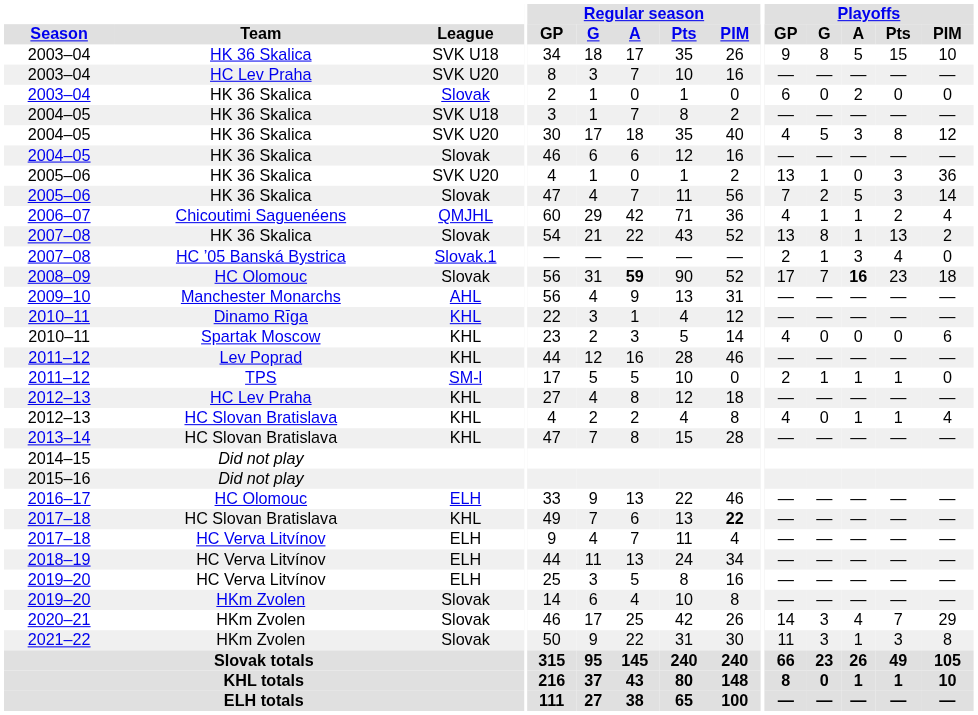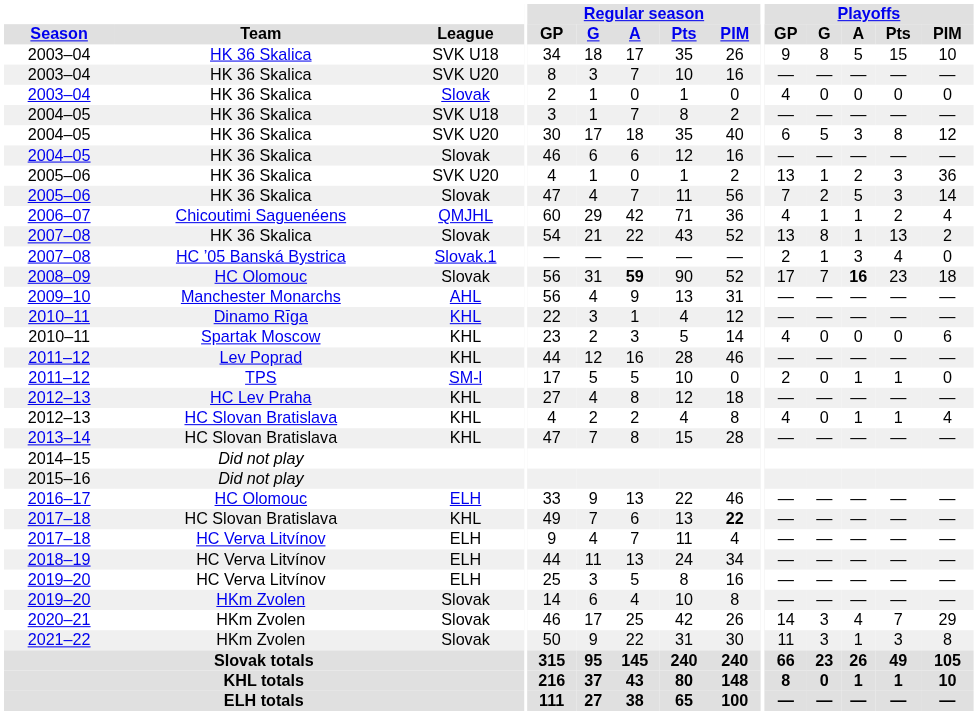(261, 74) HC Lev Praha -> (261, 74) HK 36 Skalica
(786, 94) 6 -> (786, 94) 4
(858, 94) 2 -> (858, 94) 0
(786, 135) 4 -> (786, 135) 6
(858, 175) 0 -> (858, 175) 2
(824, 377) 1 -> (824, 377) 0
